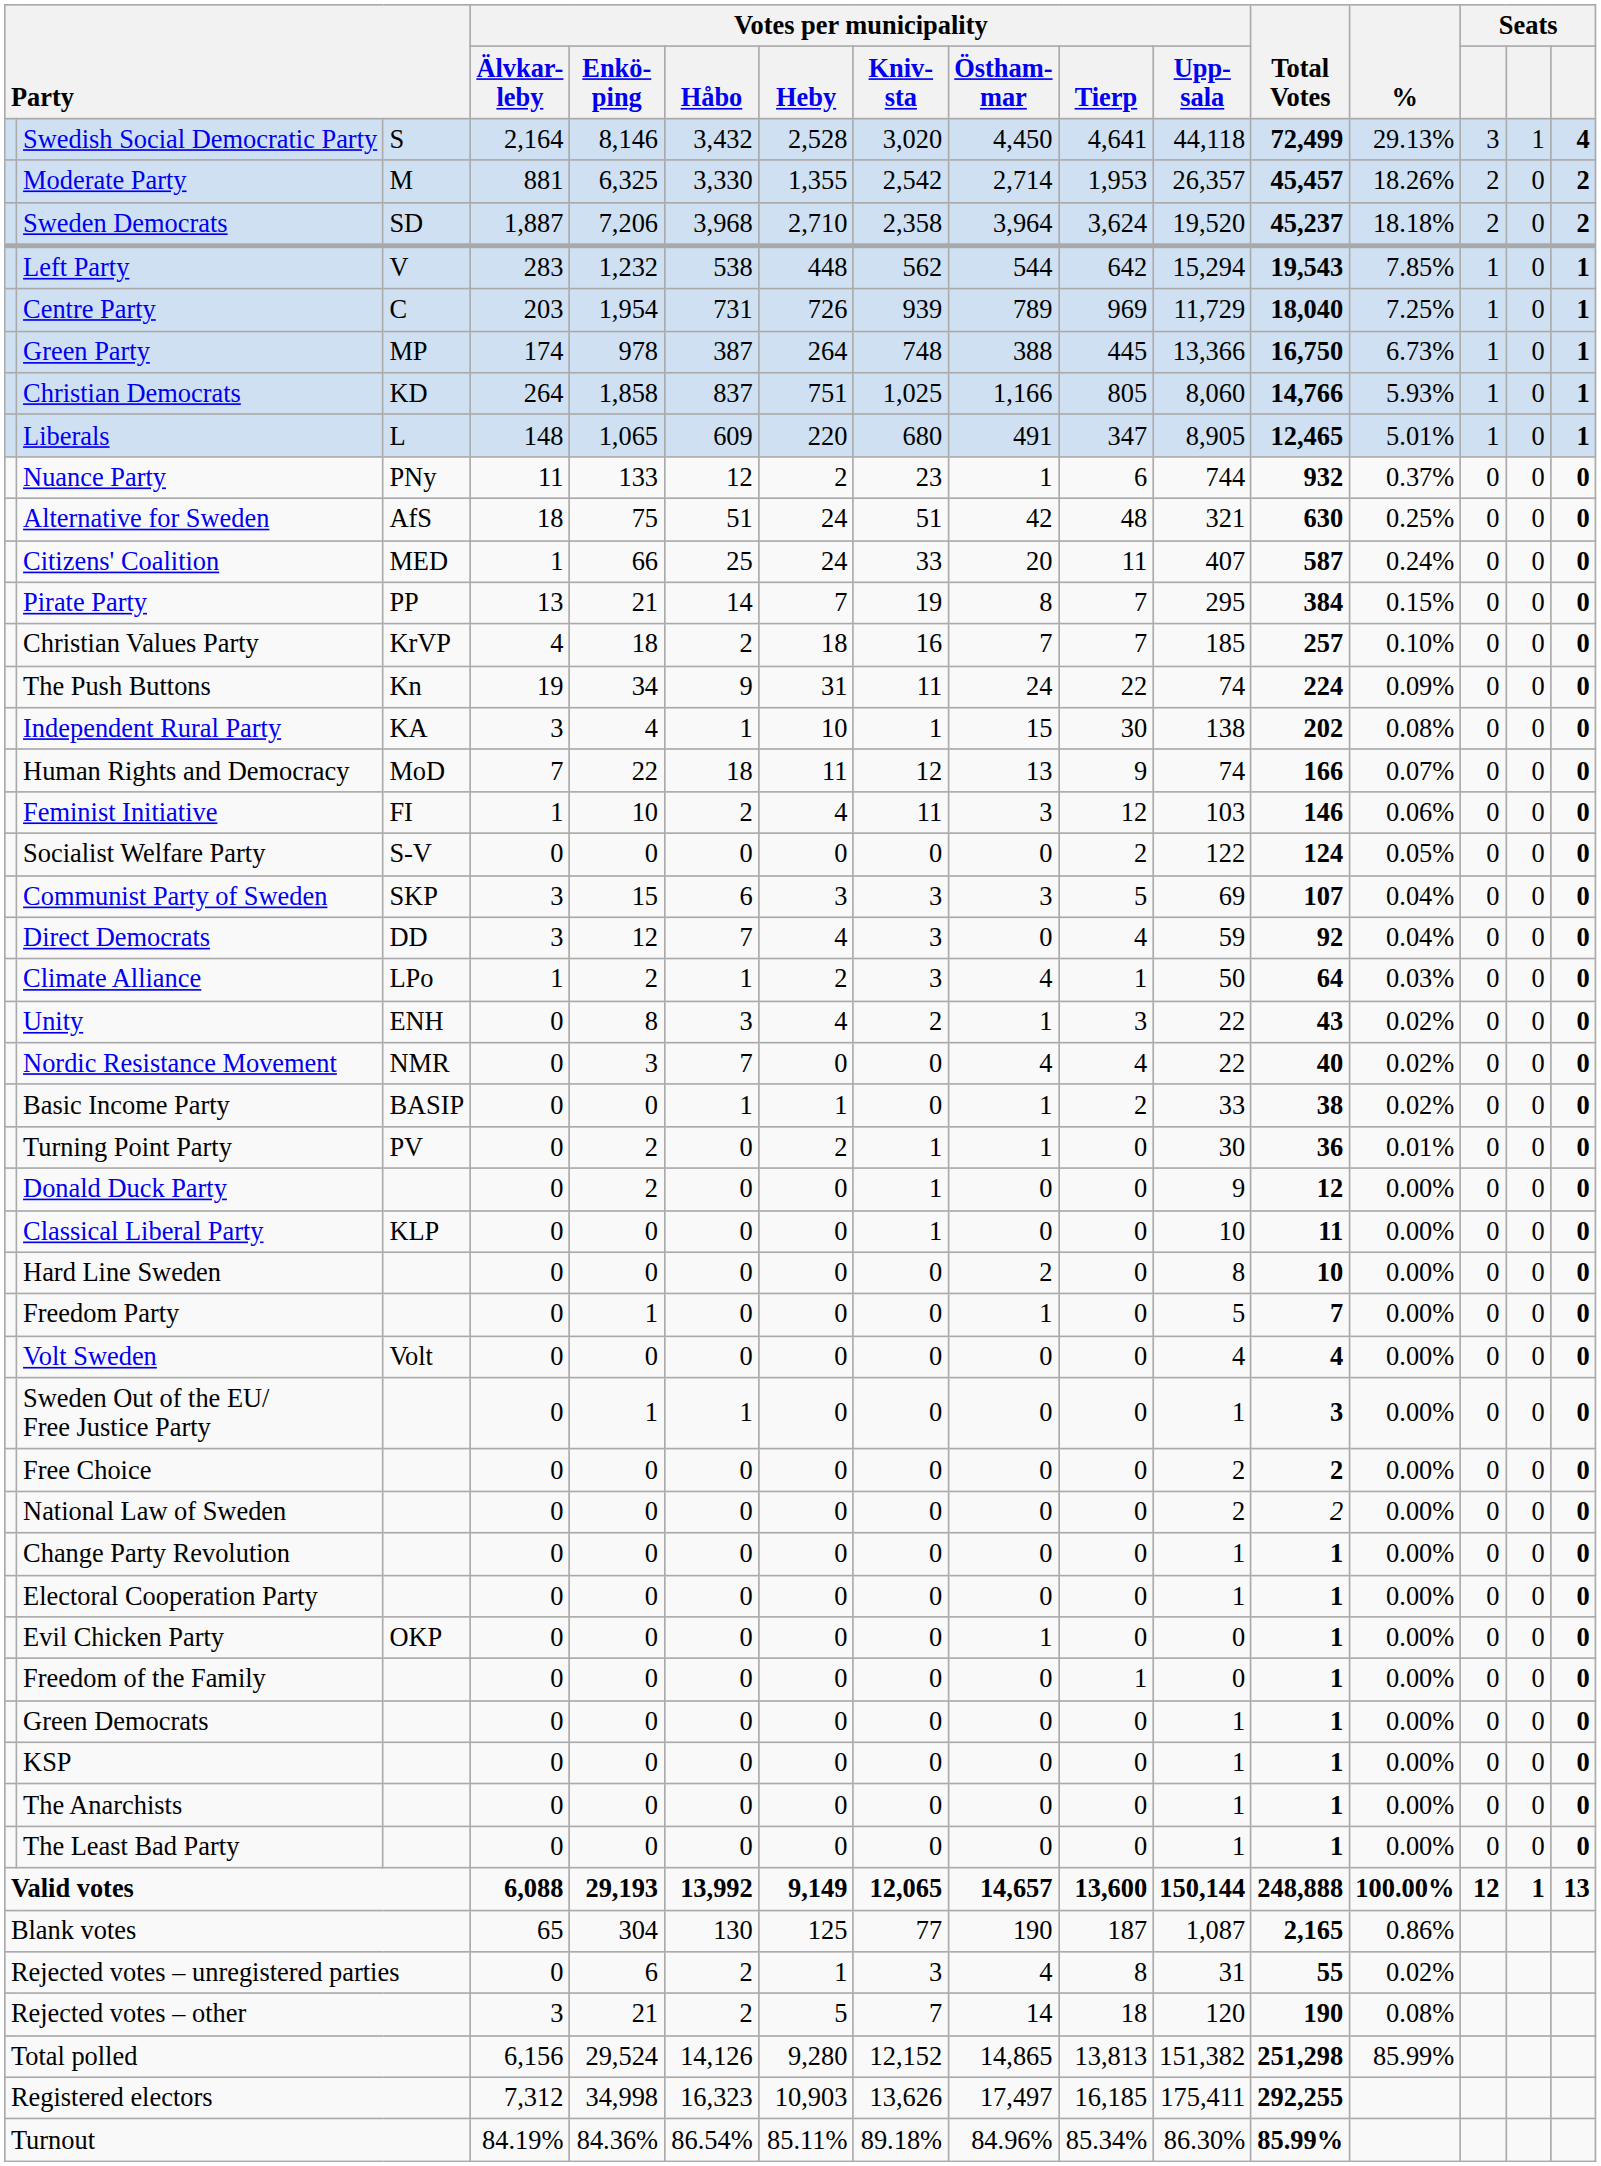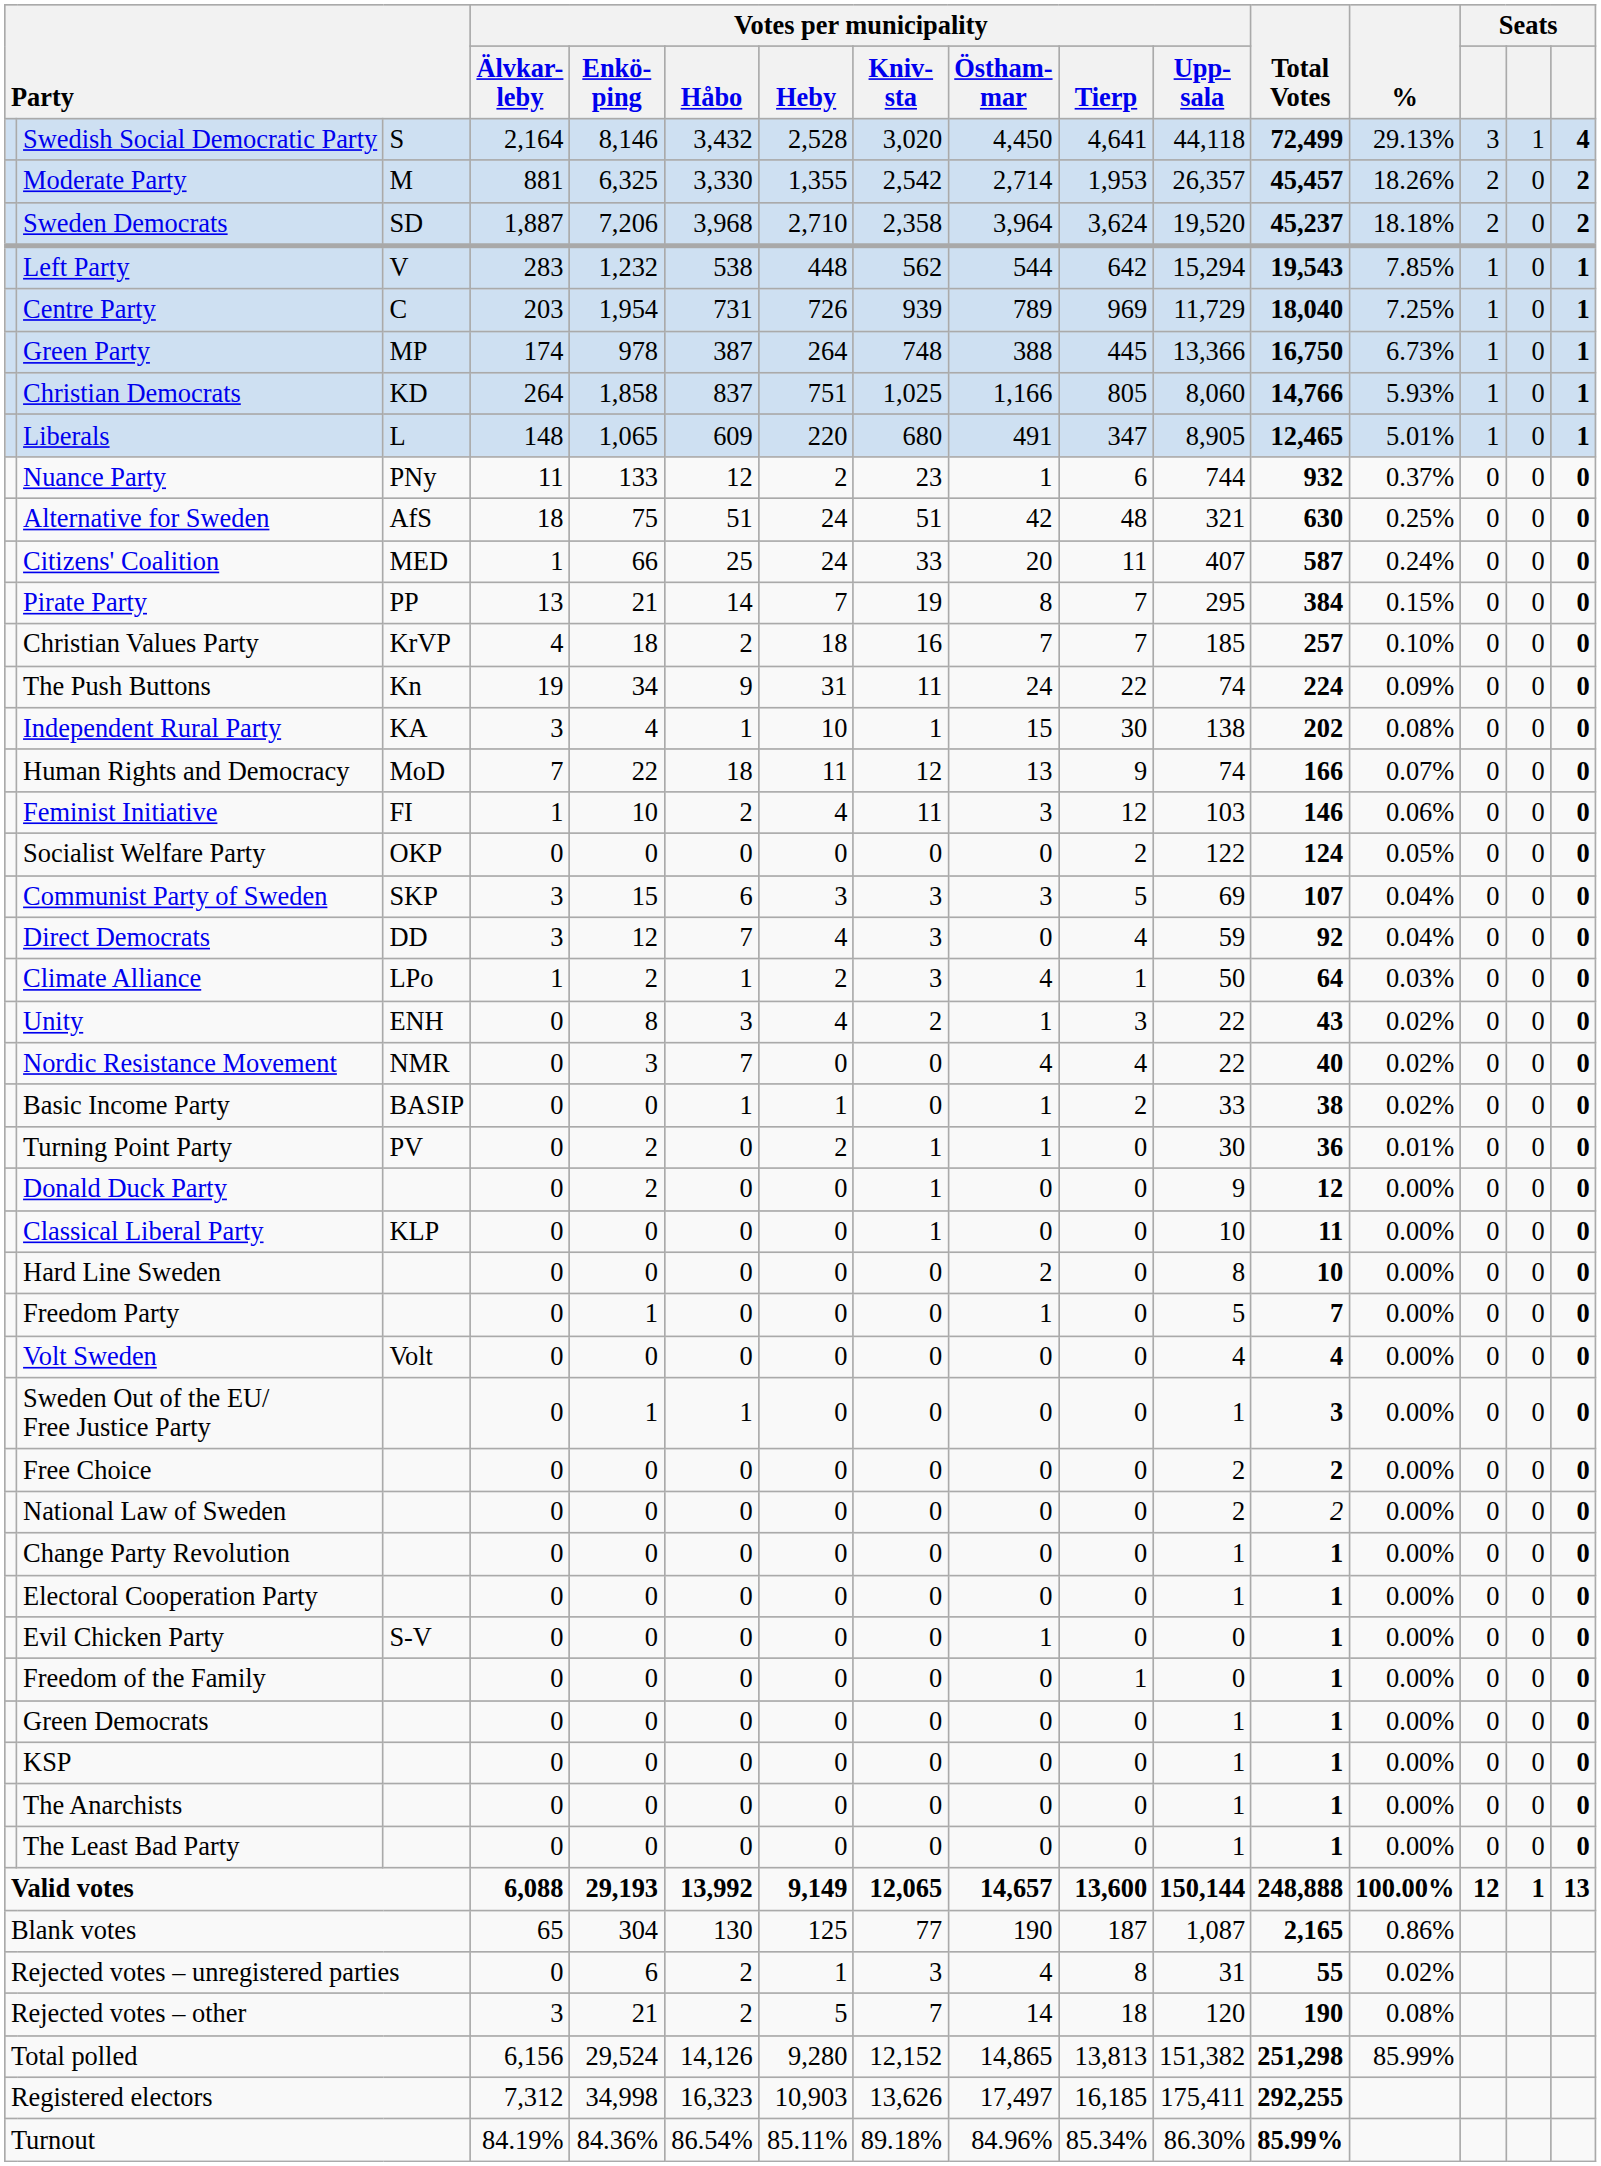(411, 853) S-V -> (416, 853) OKP
(416, 1637) OKP -> (411, 1637) S-V
